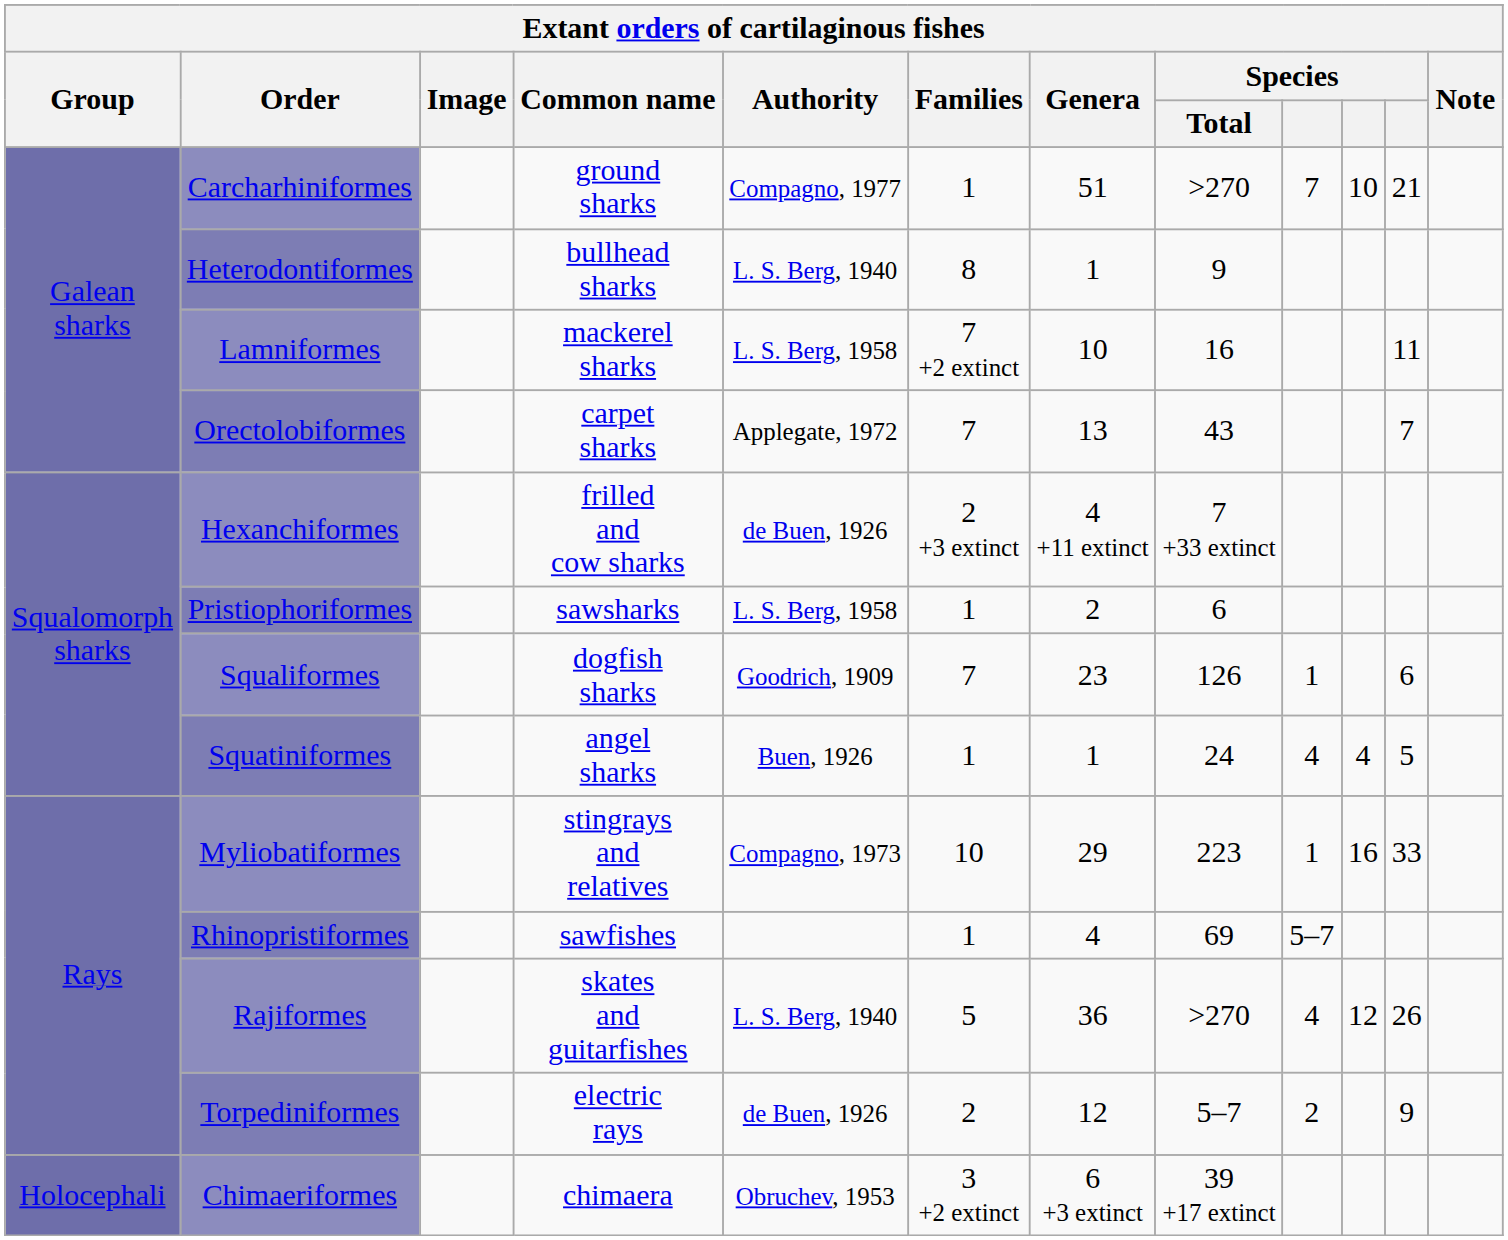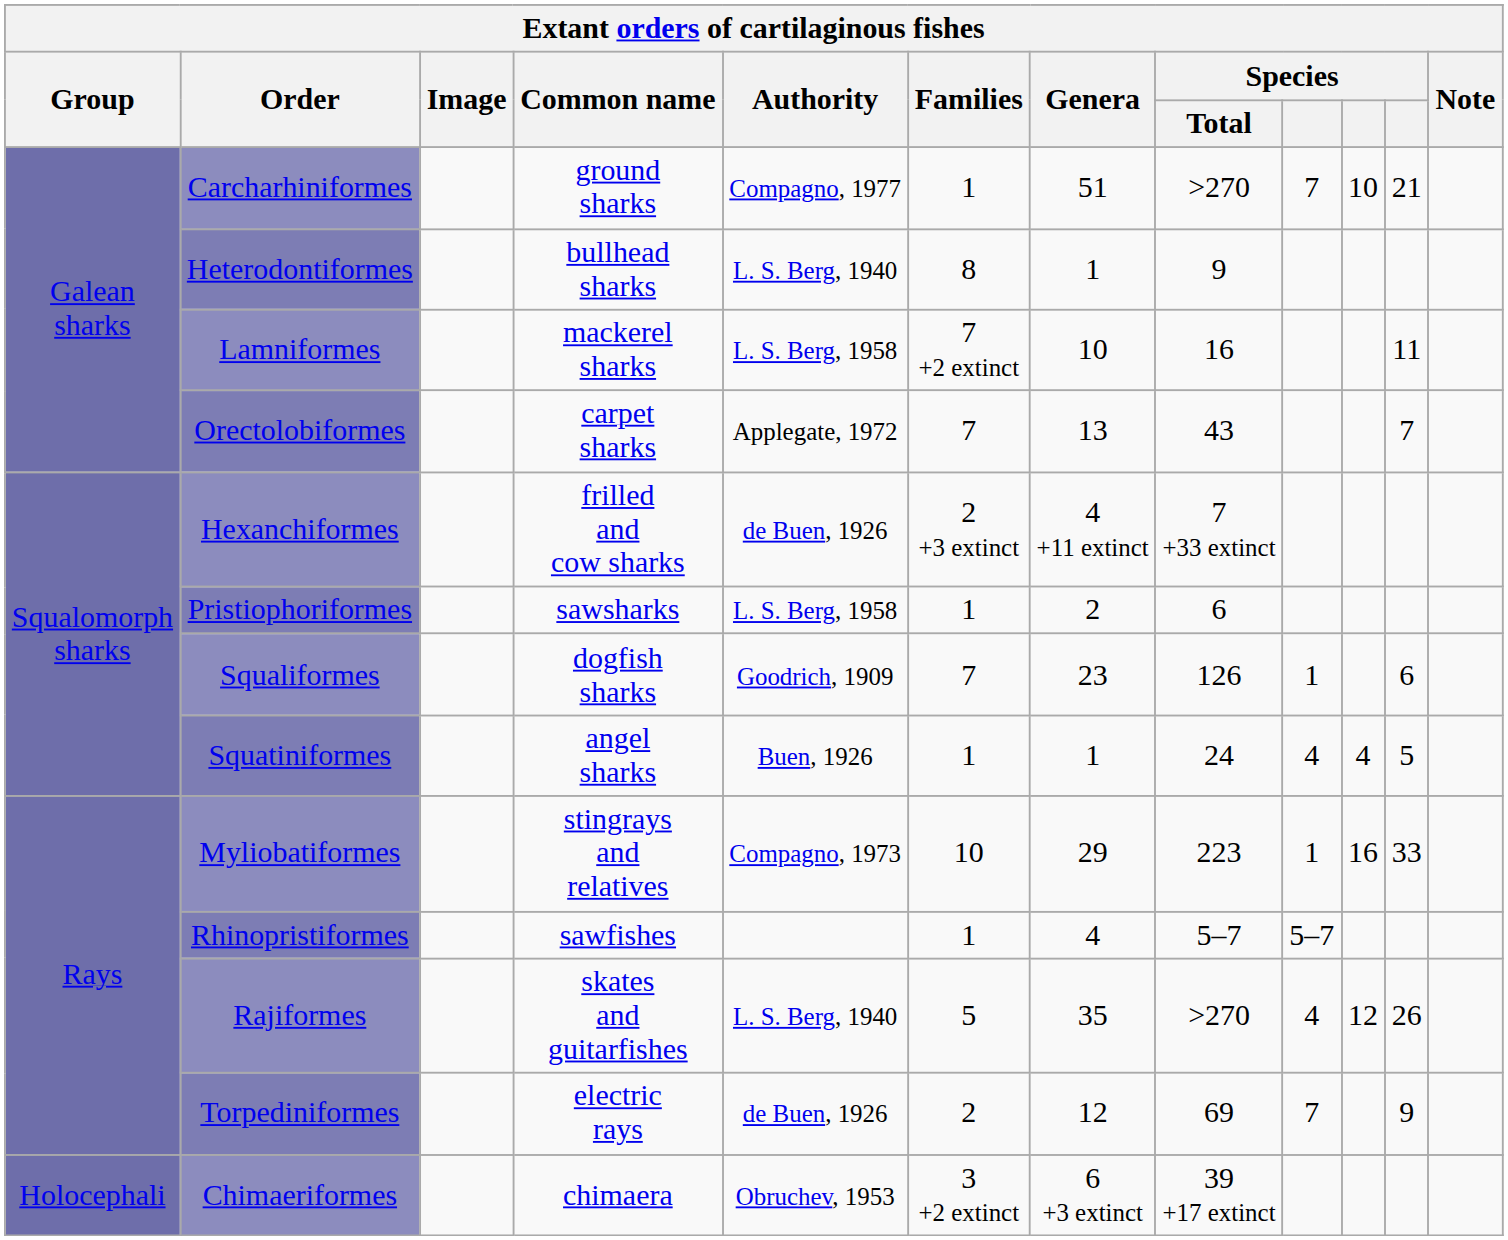(1219, 934) 69 -> (1219, 934) 5–7
(1093, 1015) 36 -> (1093, 1015) 35
(1219, 1113) 5–7 -> (1219, 1113) 69
(1312, 1113) 2 -> (1312, 1113) 7
